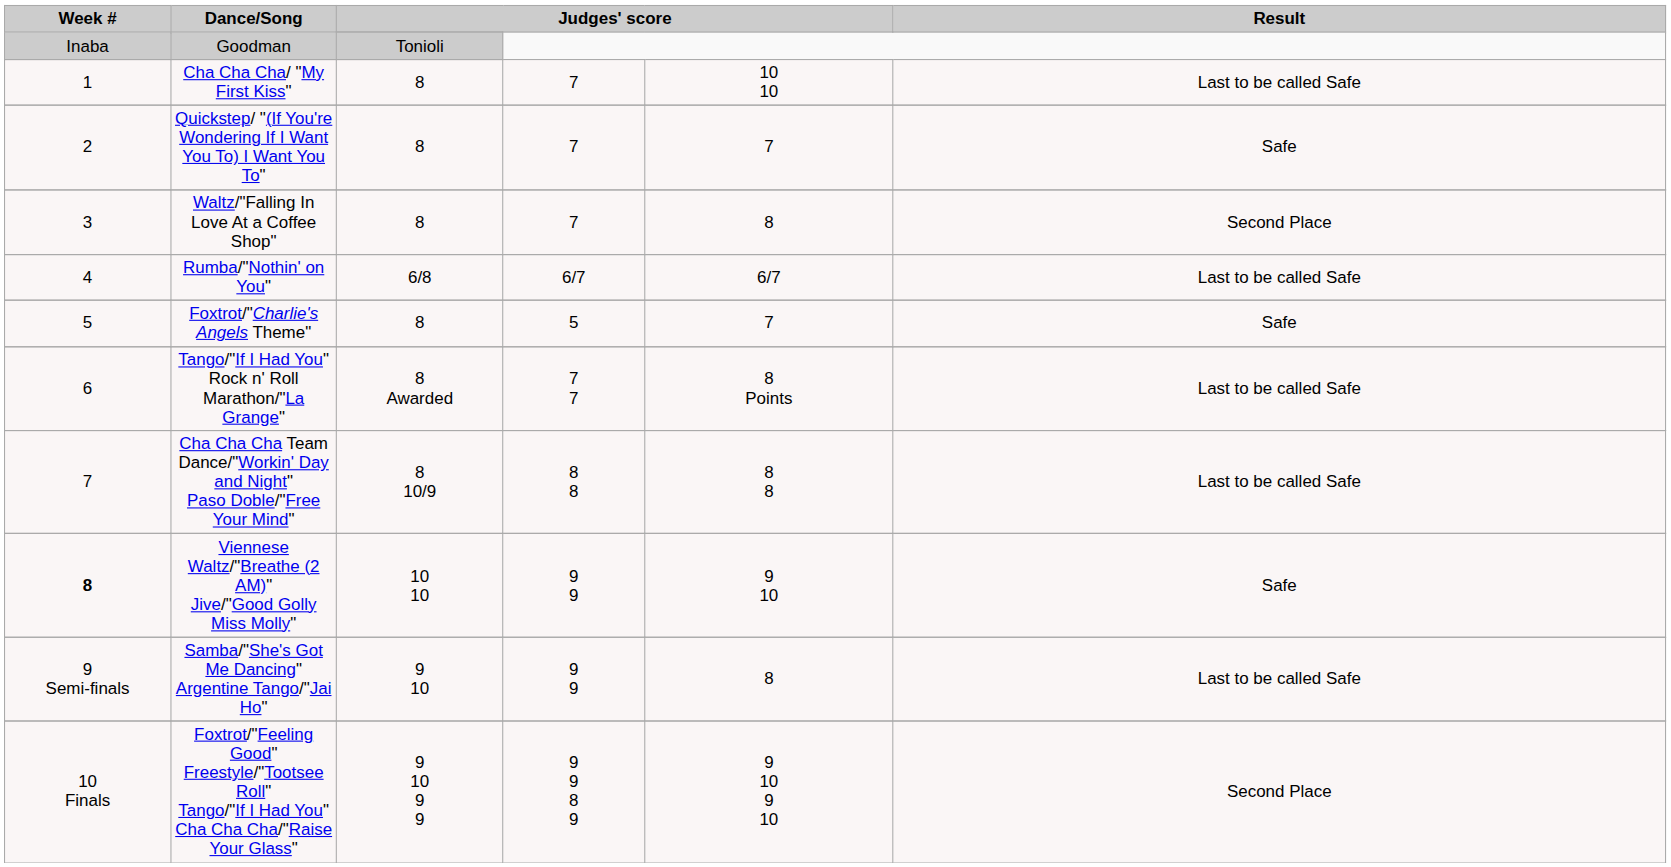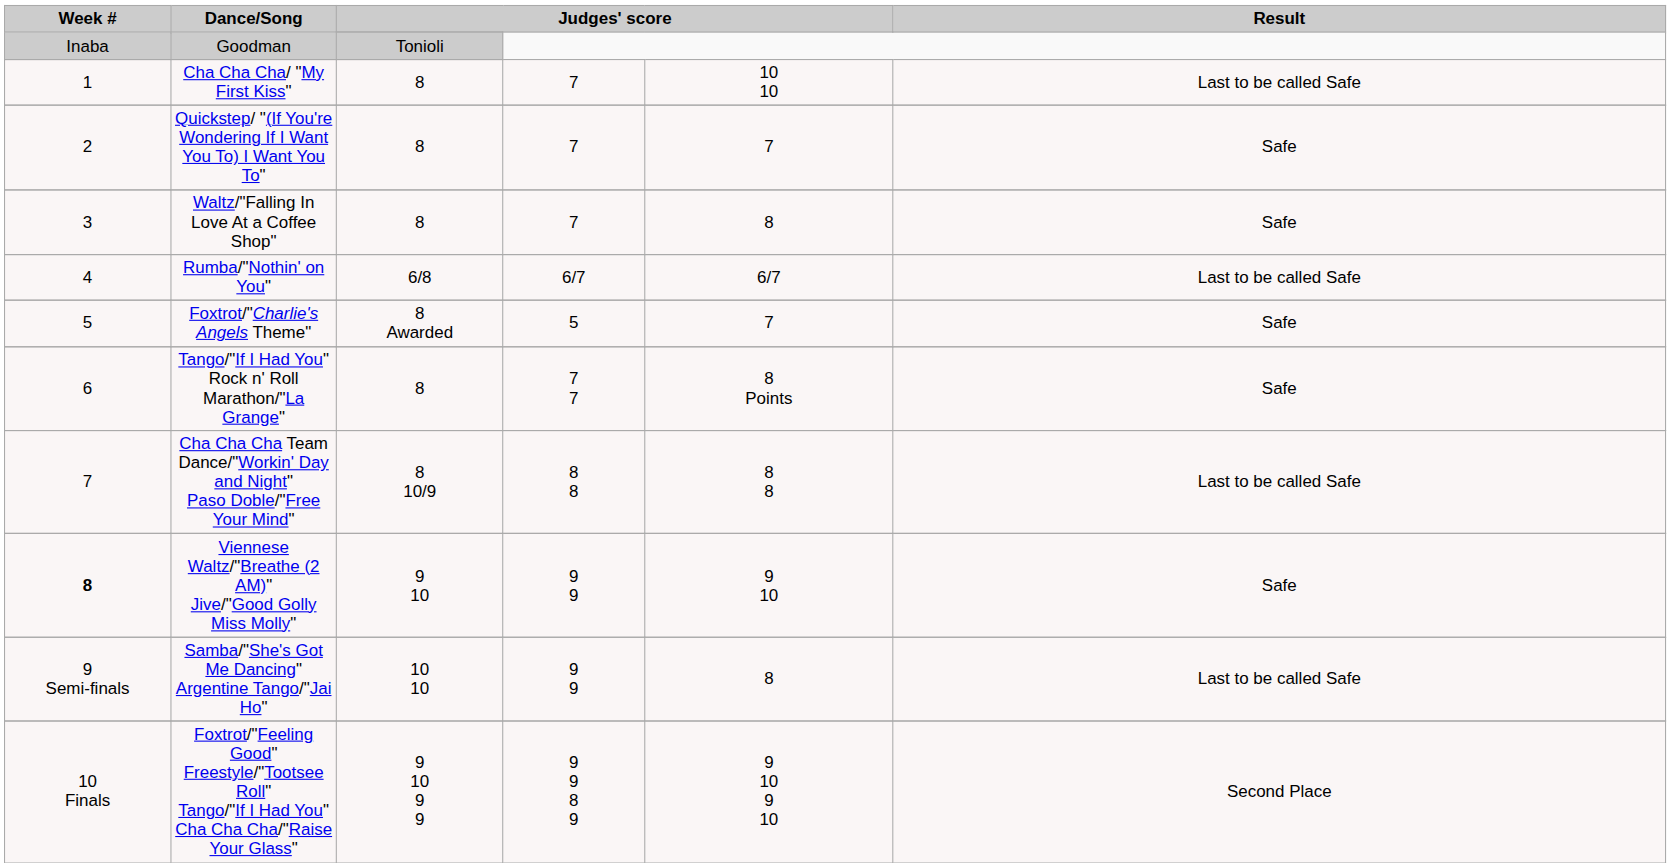(1279, 221) Second Place -> (1279, 221) Safe
(420, 323) 8 -> (420, 323) 8 Awarded
(420, 388) 8 Awarded -> (420, 388) 8
(1279, 388) Last to be called Safe -> (1279, 388) Safe
(420, 585) 10 10 -> (420, 585) 9 10
(420, 679) 9 10 -> (420, 679) 10 10
